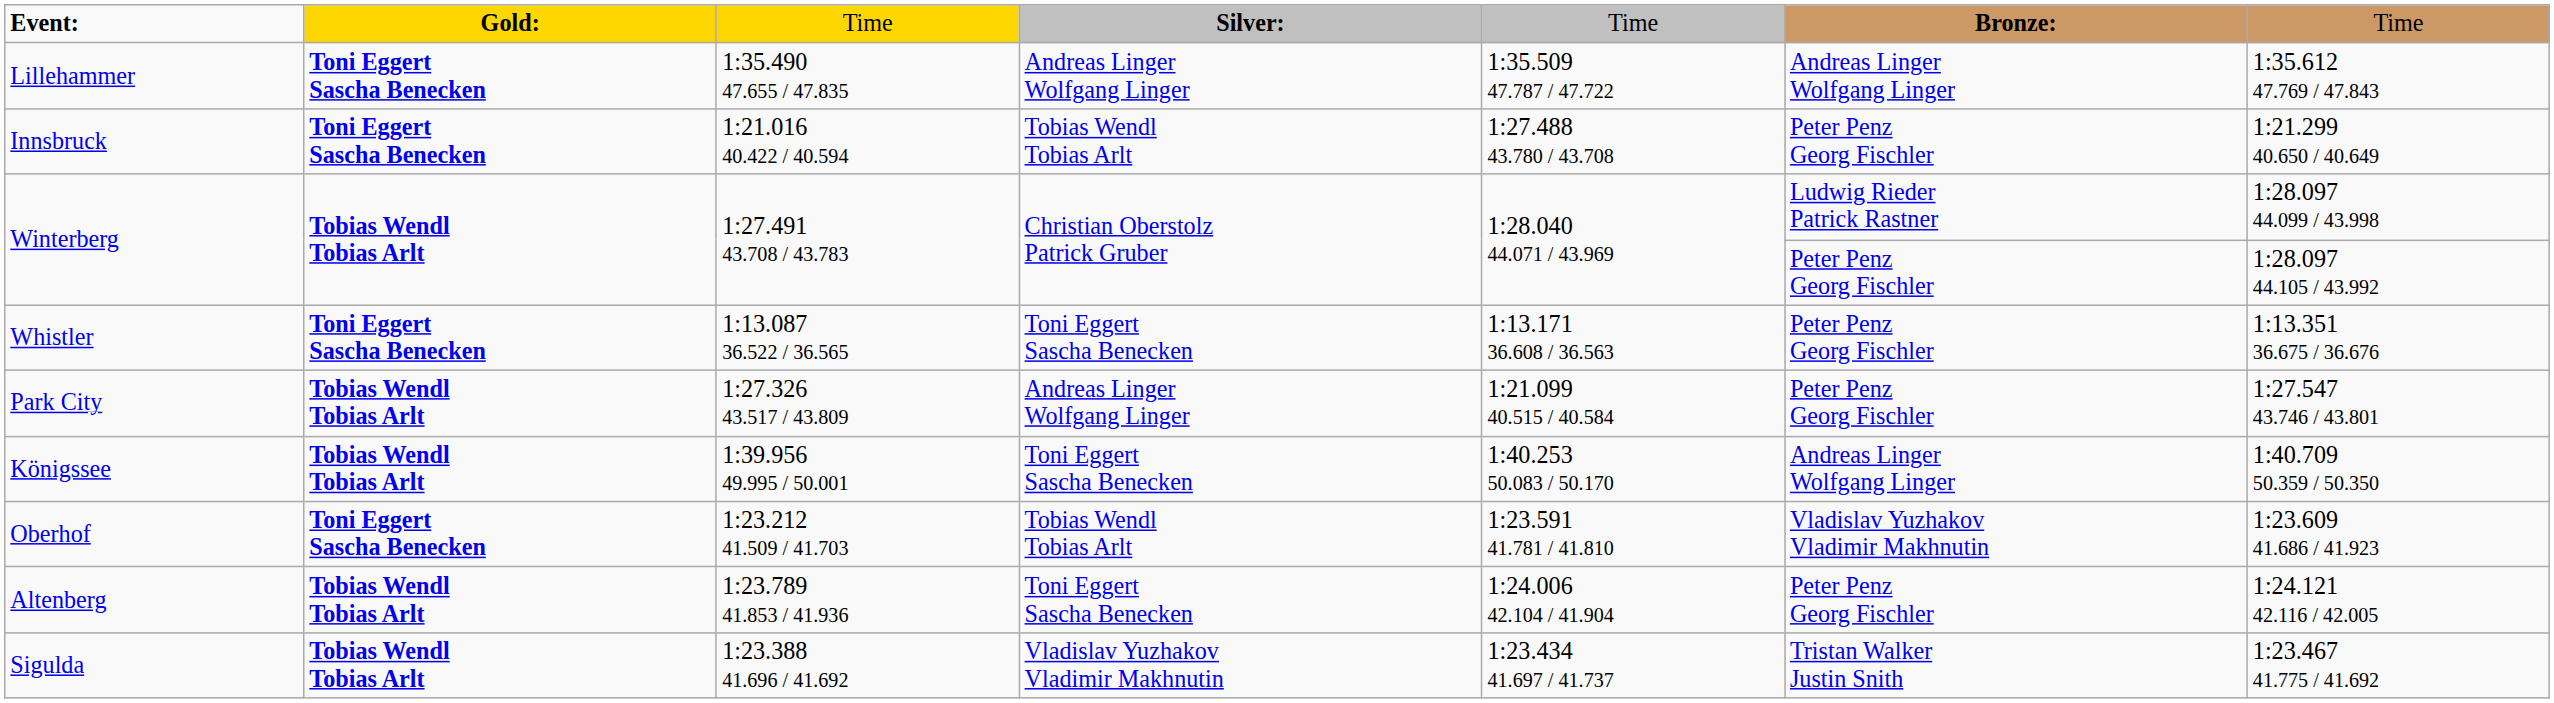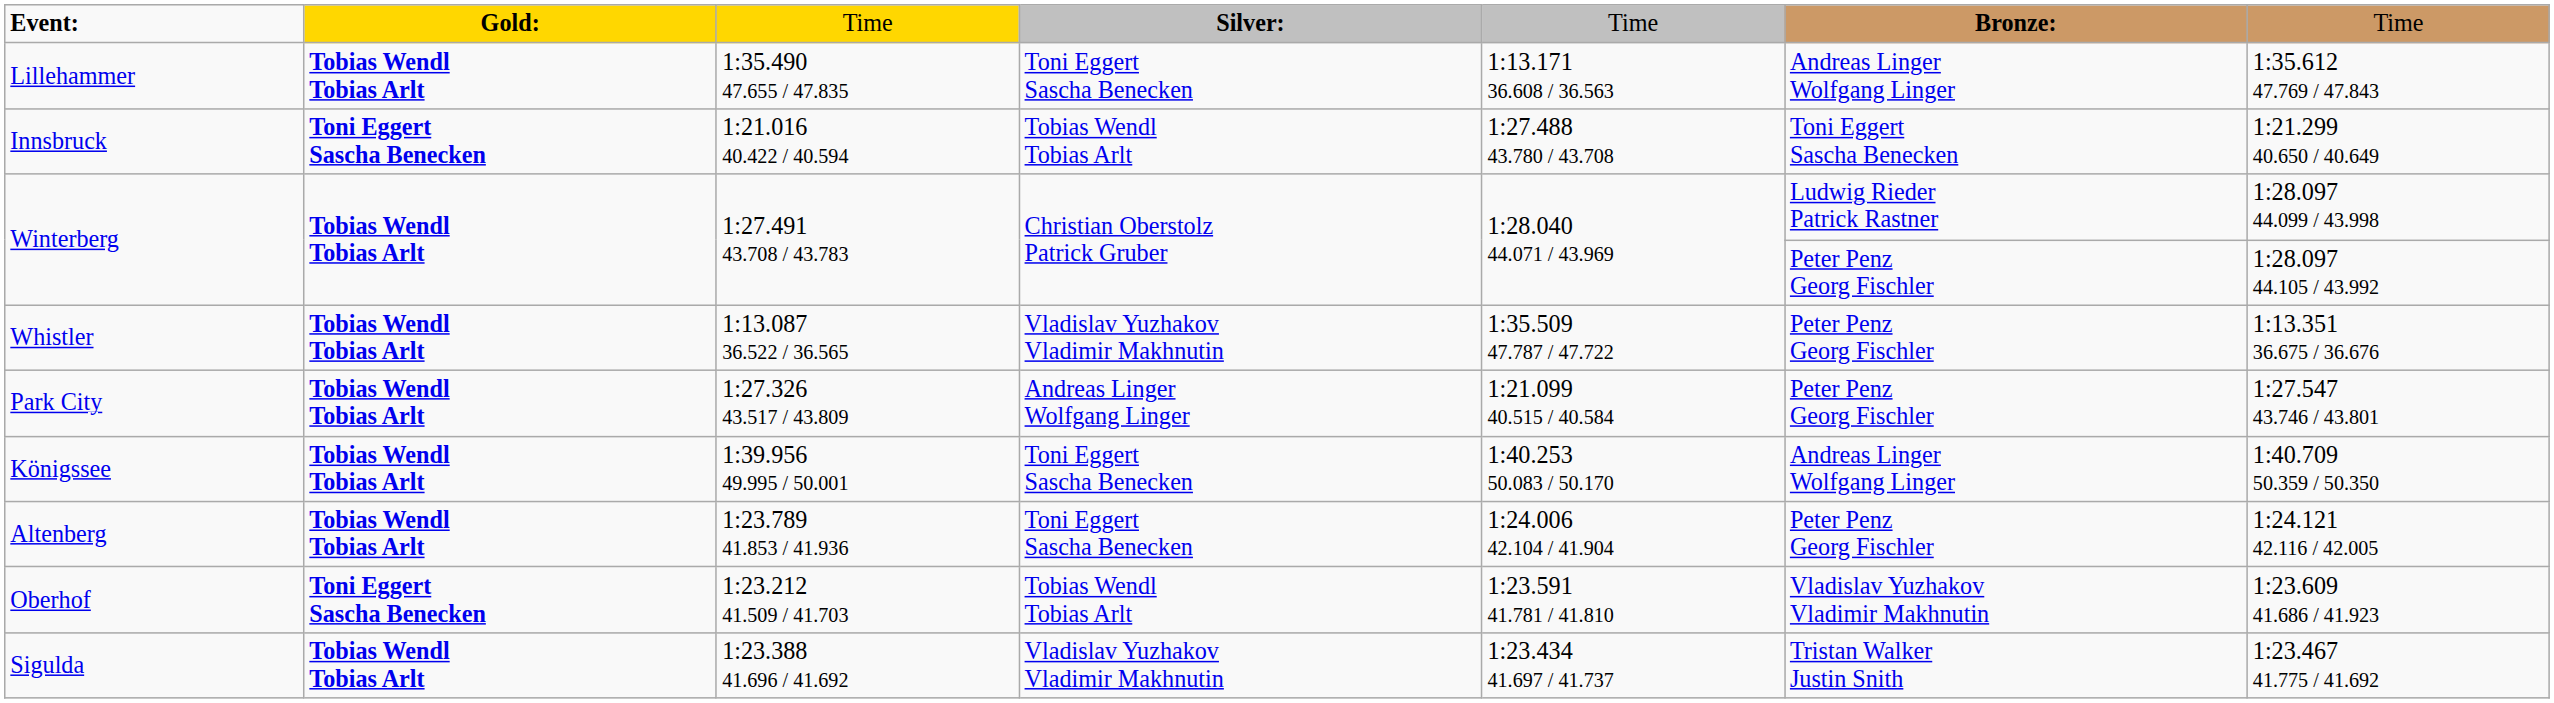(398, 75) Toni Eggert Sascha Benecken -> (380, 75) Tobias Wendl Tobias Arlt
(1107, 75) Andreas Linger Wolfgang Linger -> (1109, 75) Toni Eggert Sascha Benecken
(1551, 75) 1:35.509 47.787 / 47.722 -> (1551, 75) 1:13.171 36.608 / 36.563
(1862, 141) Peter Penz Georg Fischler -> (1874, 141) Toni Eggert Sascha Benecken
(398, 337) Toni Eggert Sascha Benecken -> (380, 337) Tobias Wendl Tobias Arlt
(1109, 337) Toni Eggert Sascha Benecken -> (1124, 337) Vladislav Yuzhakov Vladimir Makhnutin
(1551, 337) 1:13.171 36.608 / 36.563 -> (1551, 337) 1:35.509 47.787 / 47.722
rows swapped: (51, 534) <-> (58, 599)
